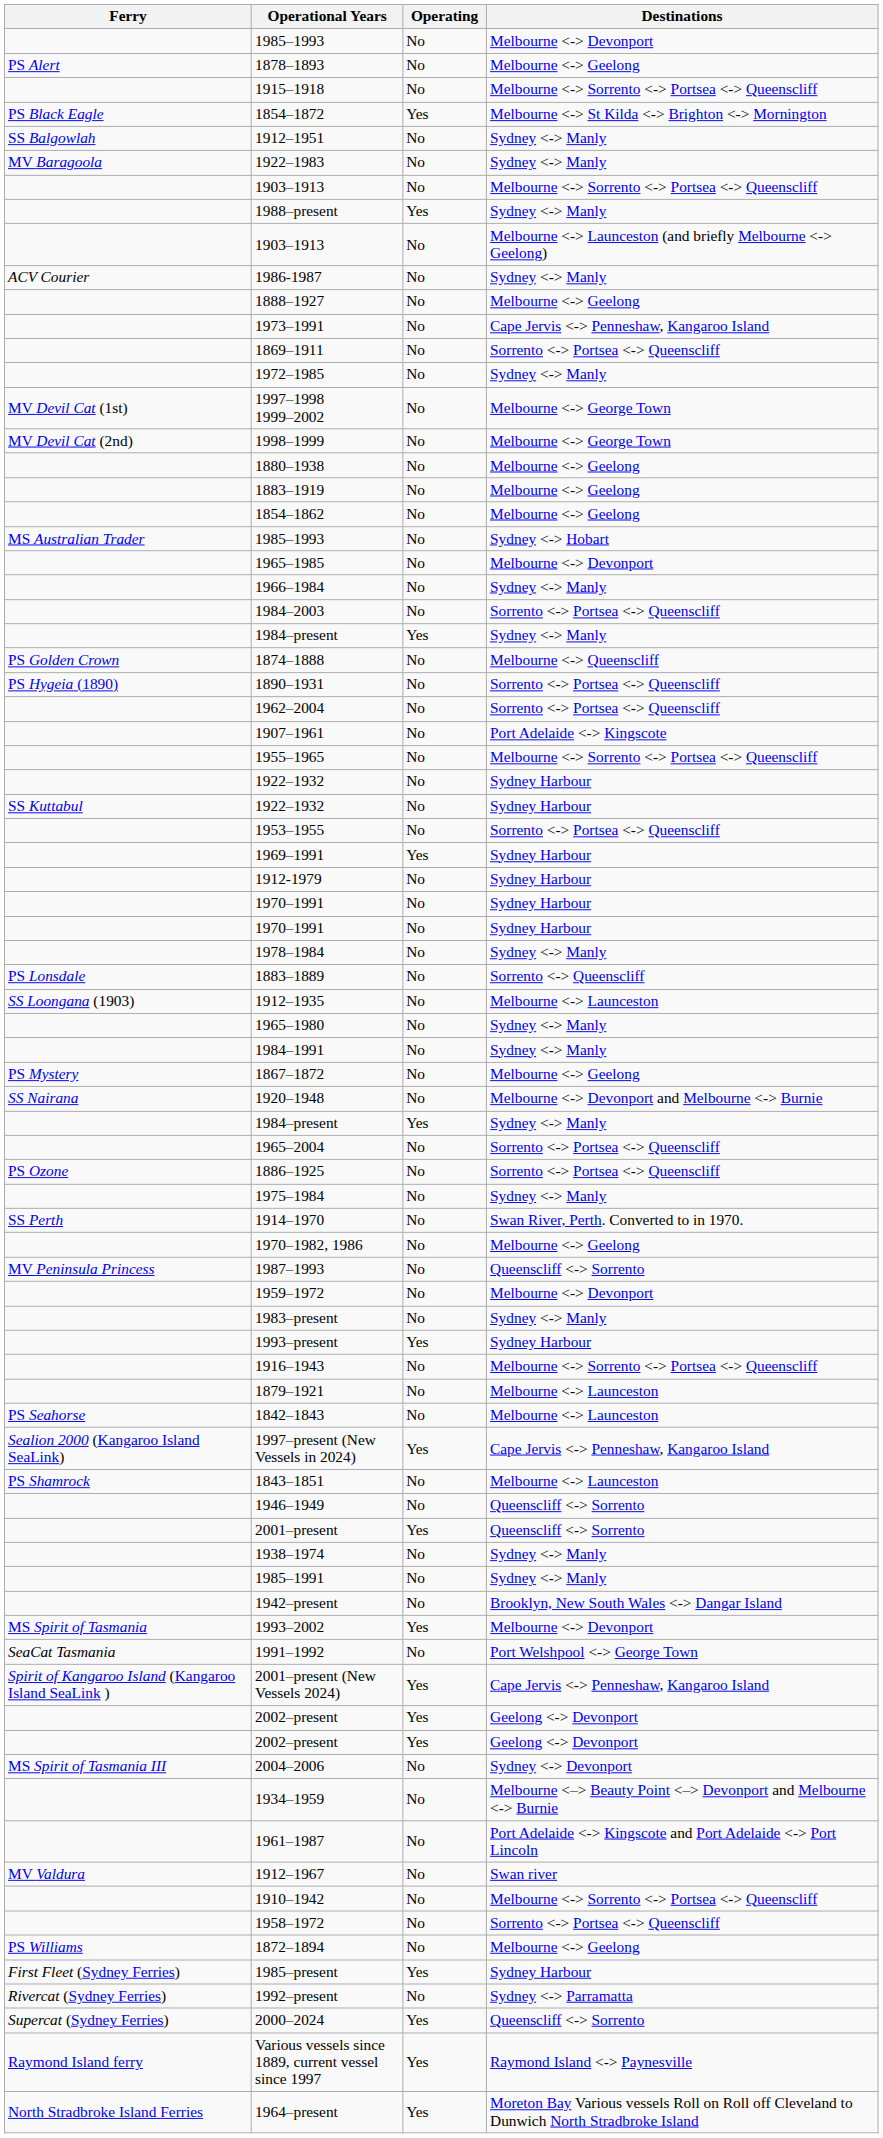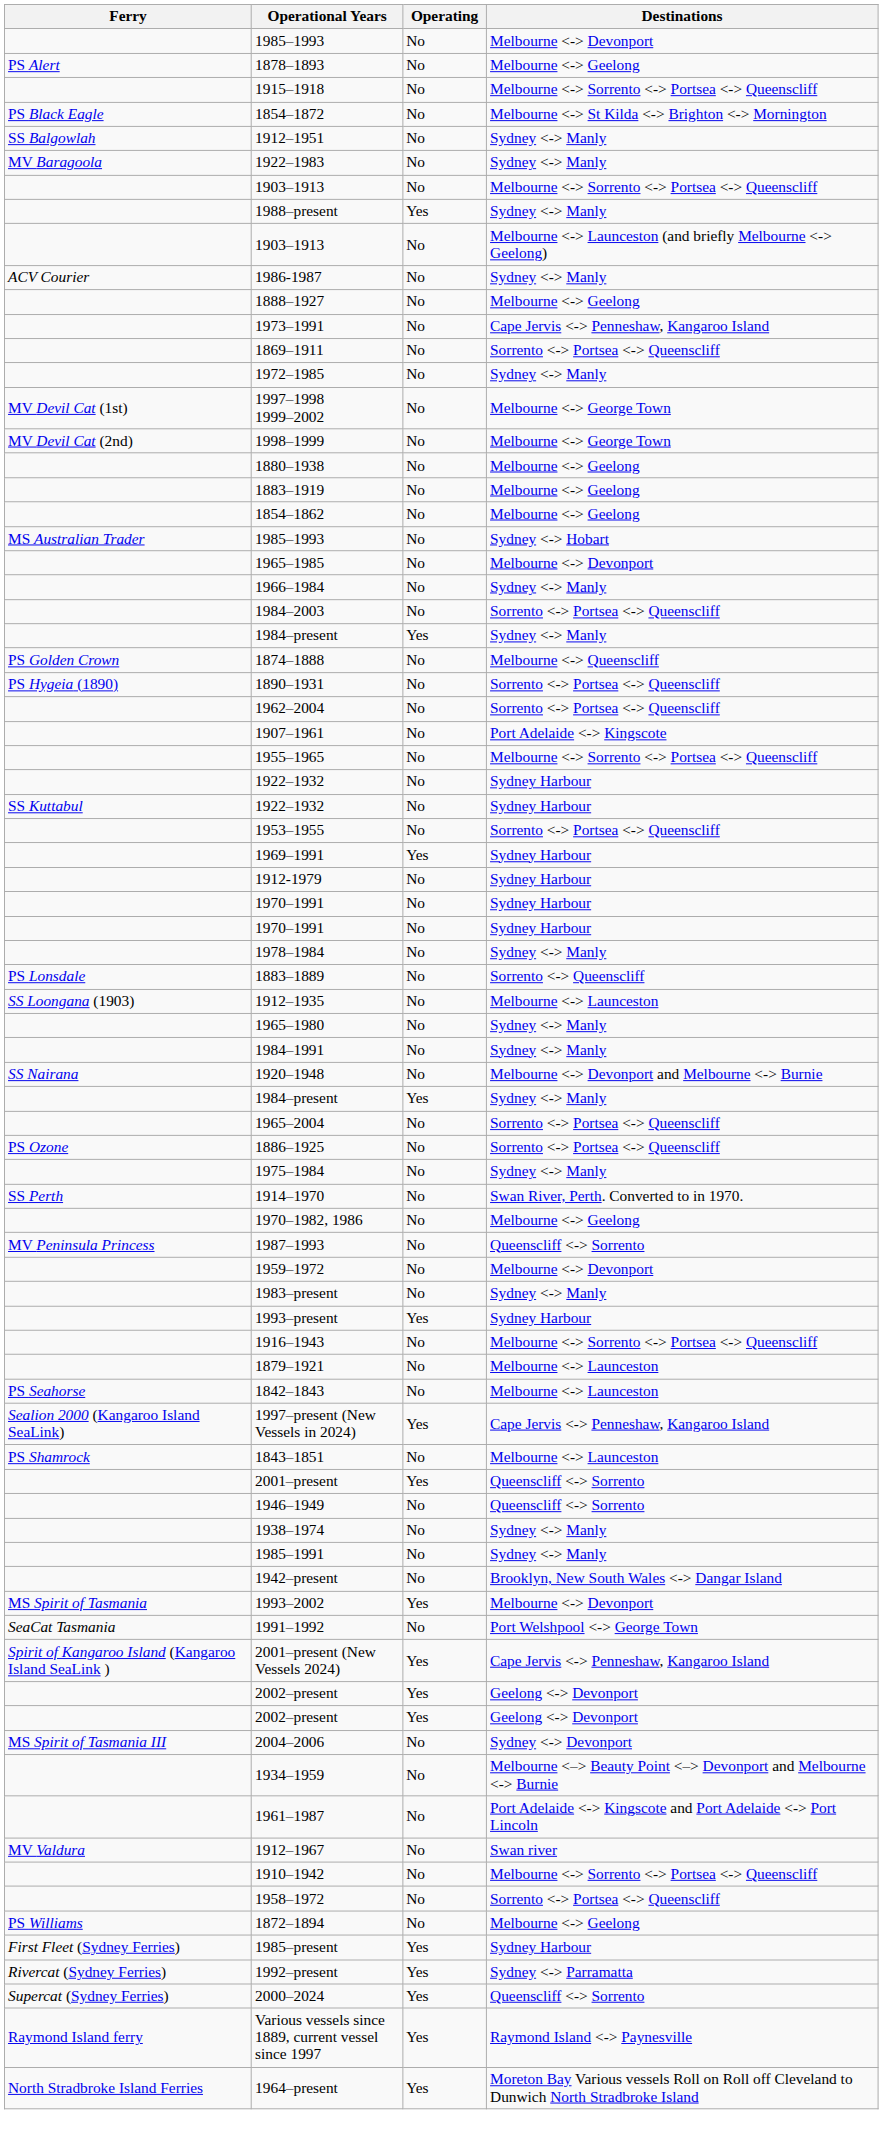(417, 114) Yes -> (416, 114) No
- row: (43, 1074)
rows swapped: (128, 1506) <-> (128, 1530)
(416, 1996) No -> (417, 1971) Yes
